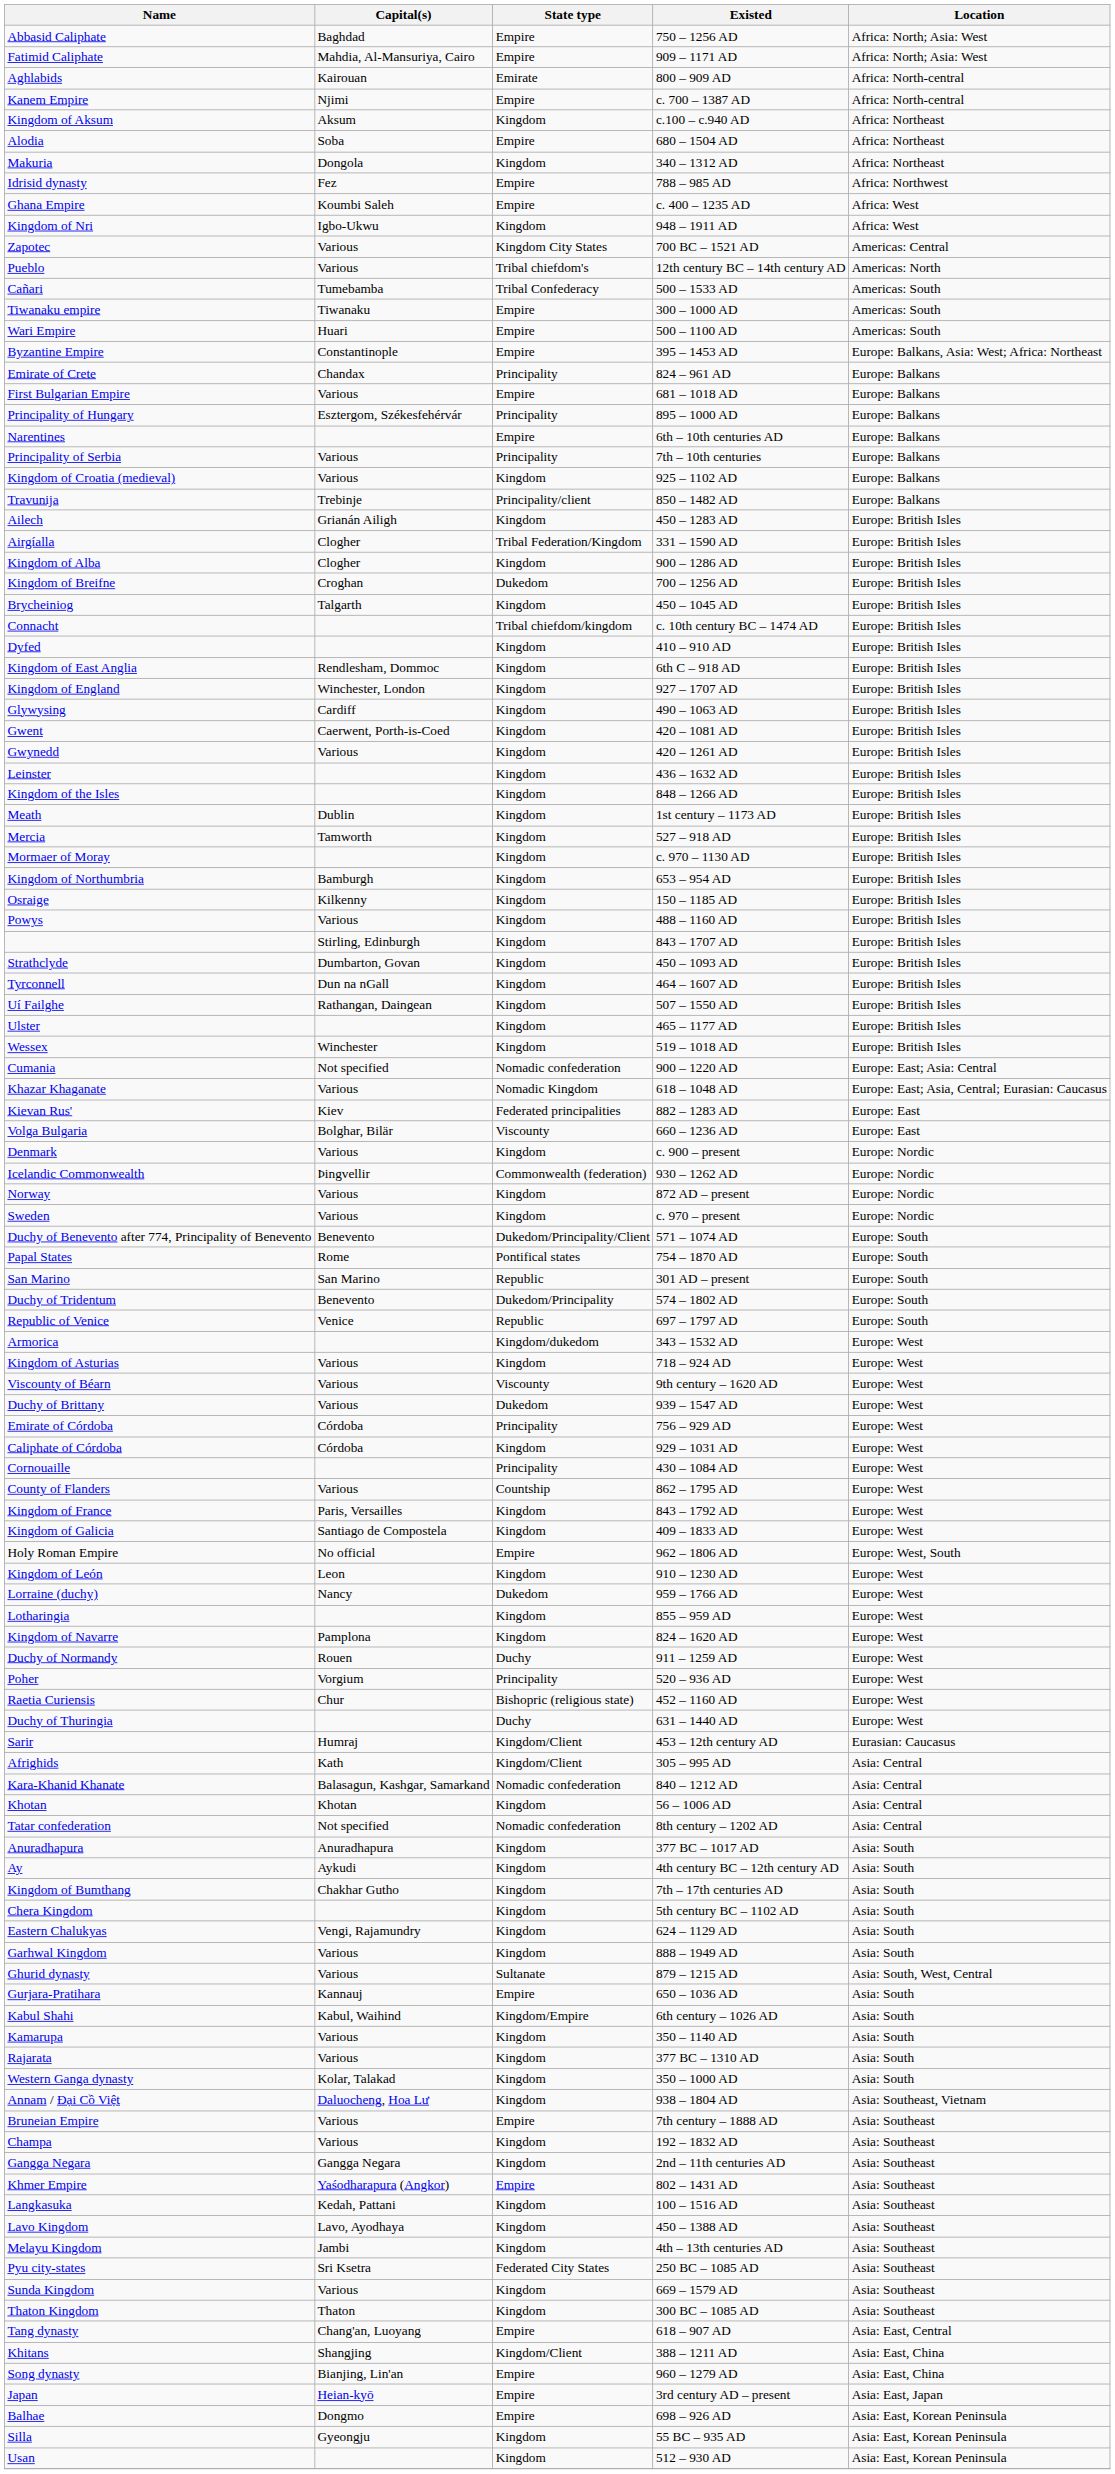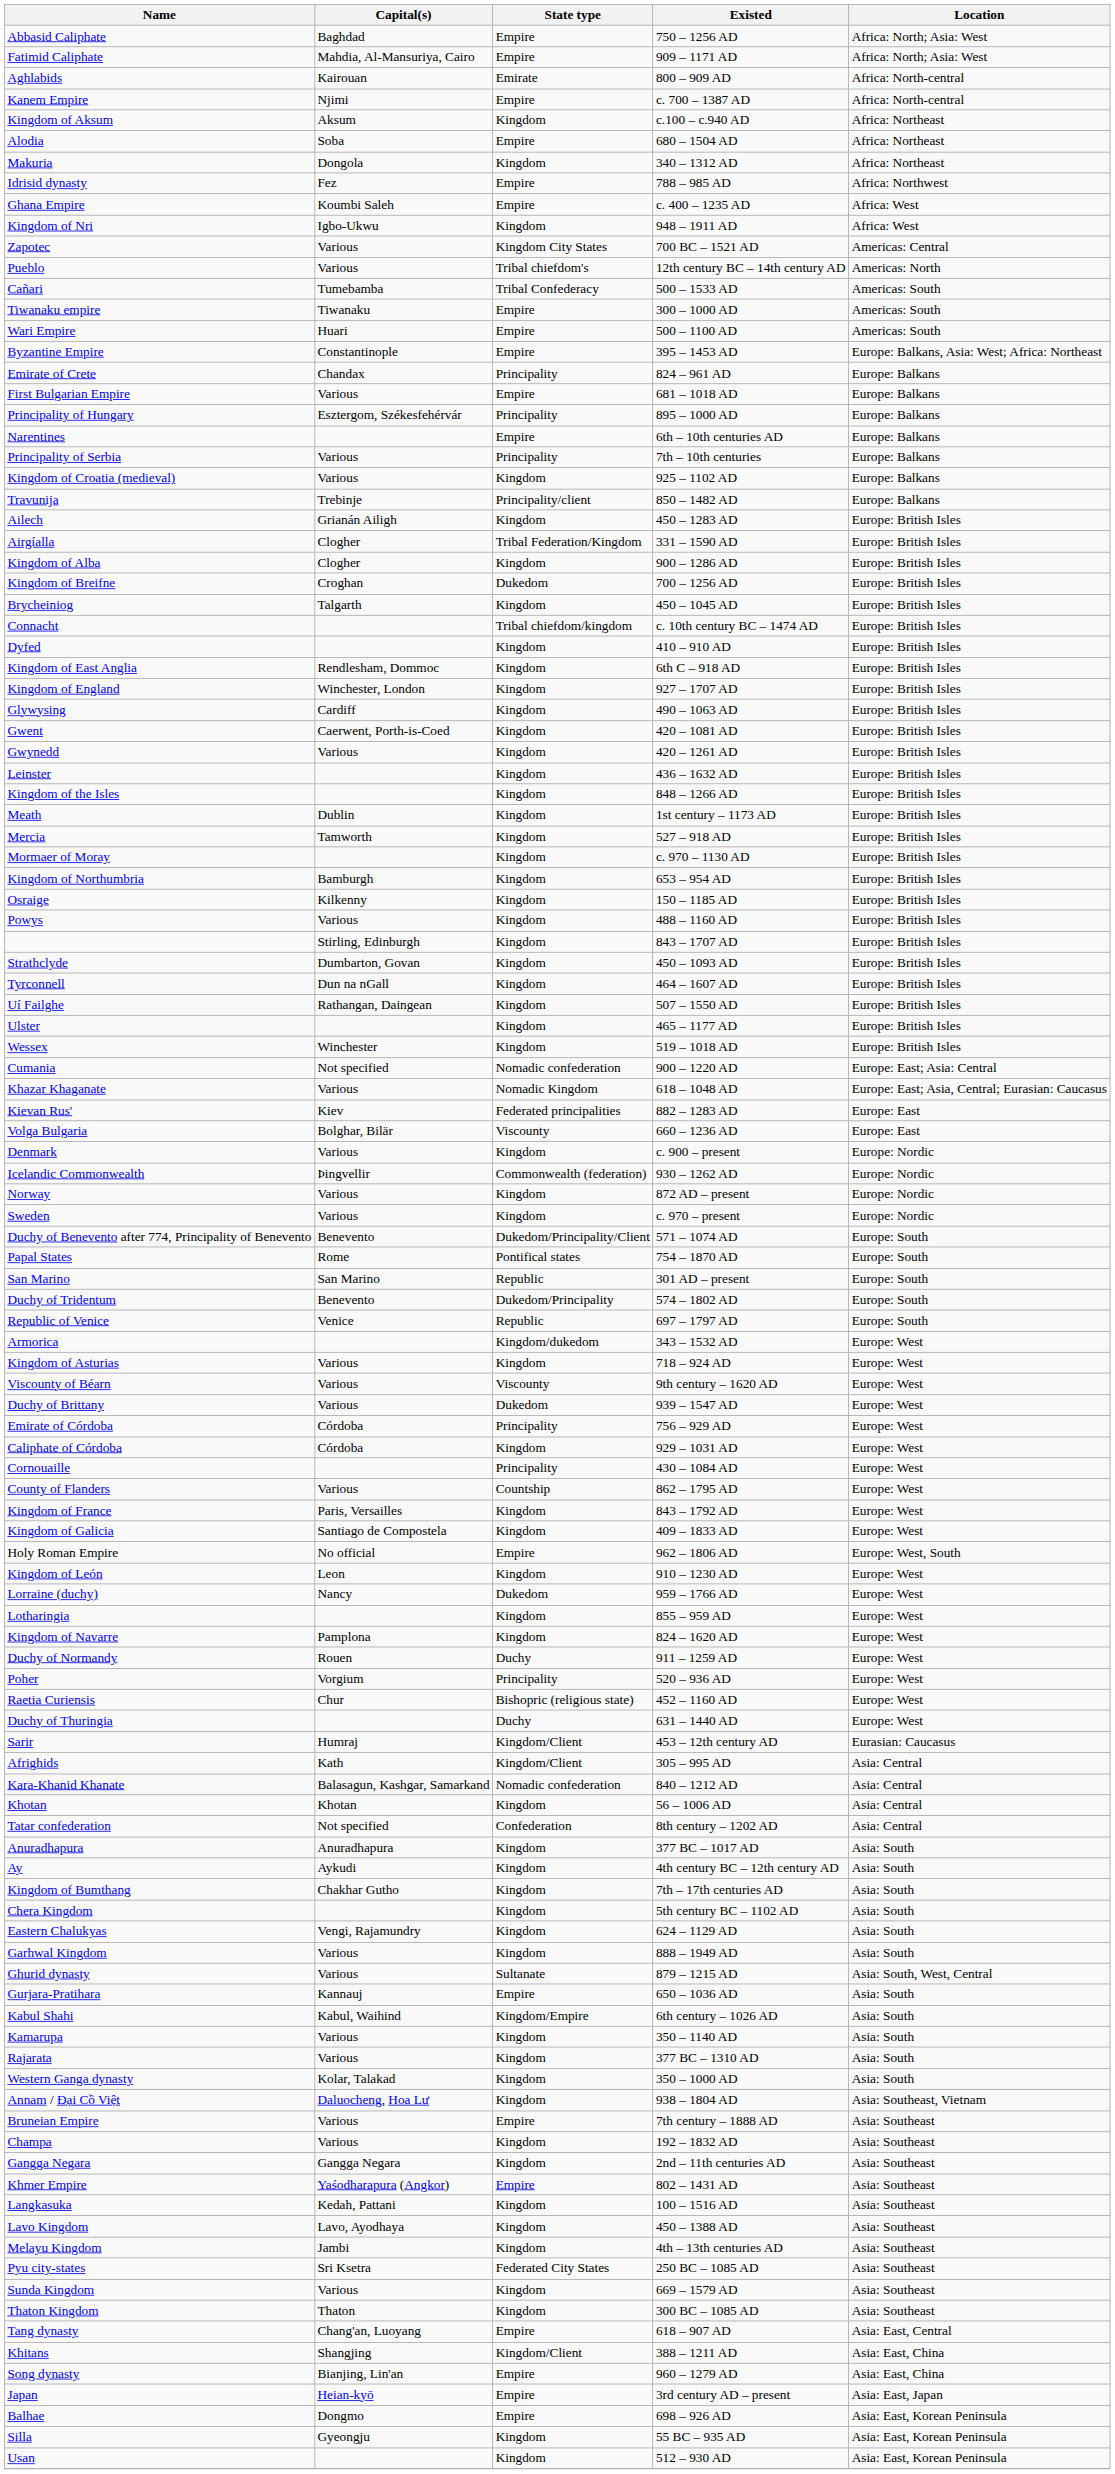(558, 1826) Nomadic confederation -> (534, 1826) Confederation
